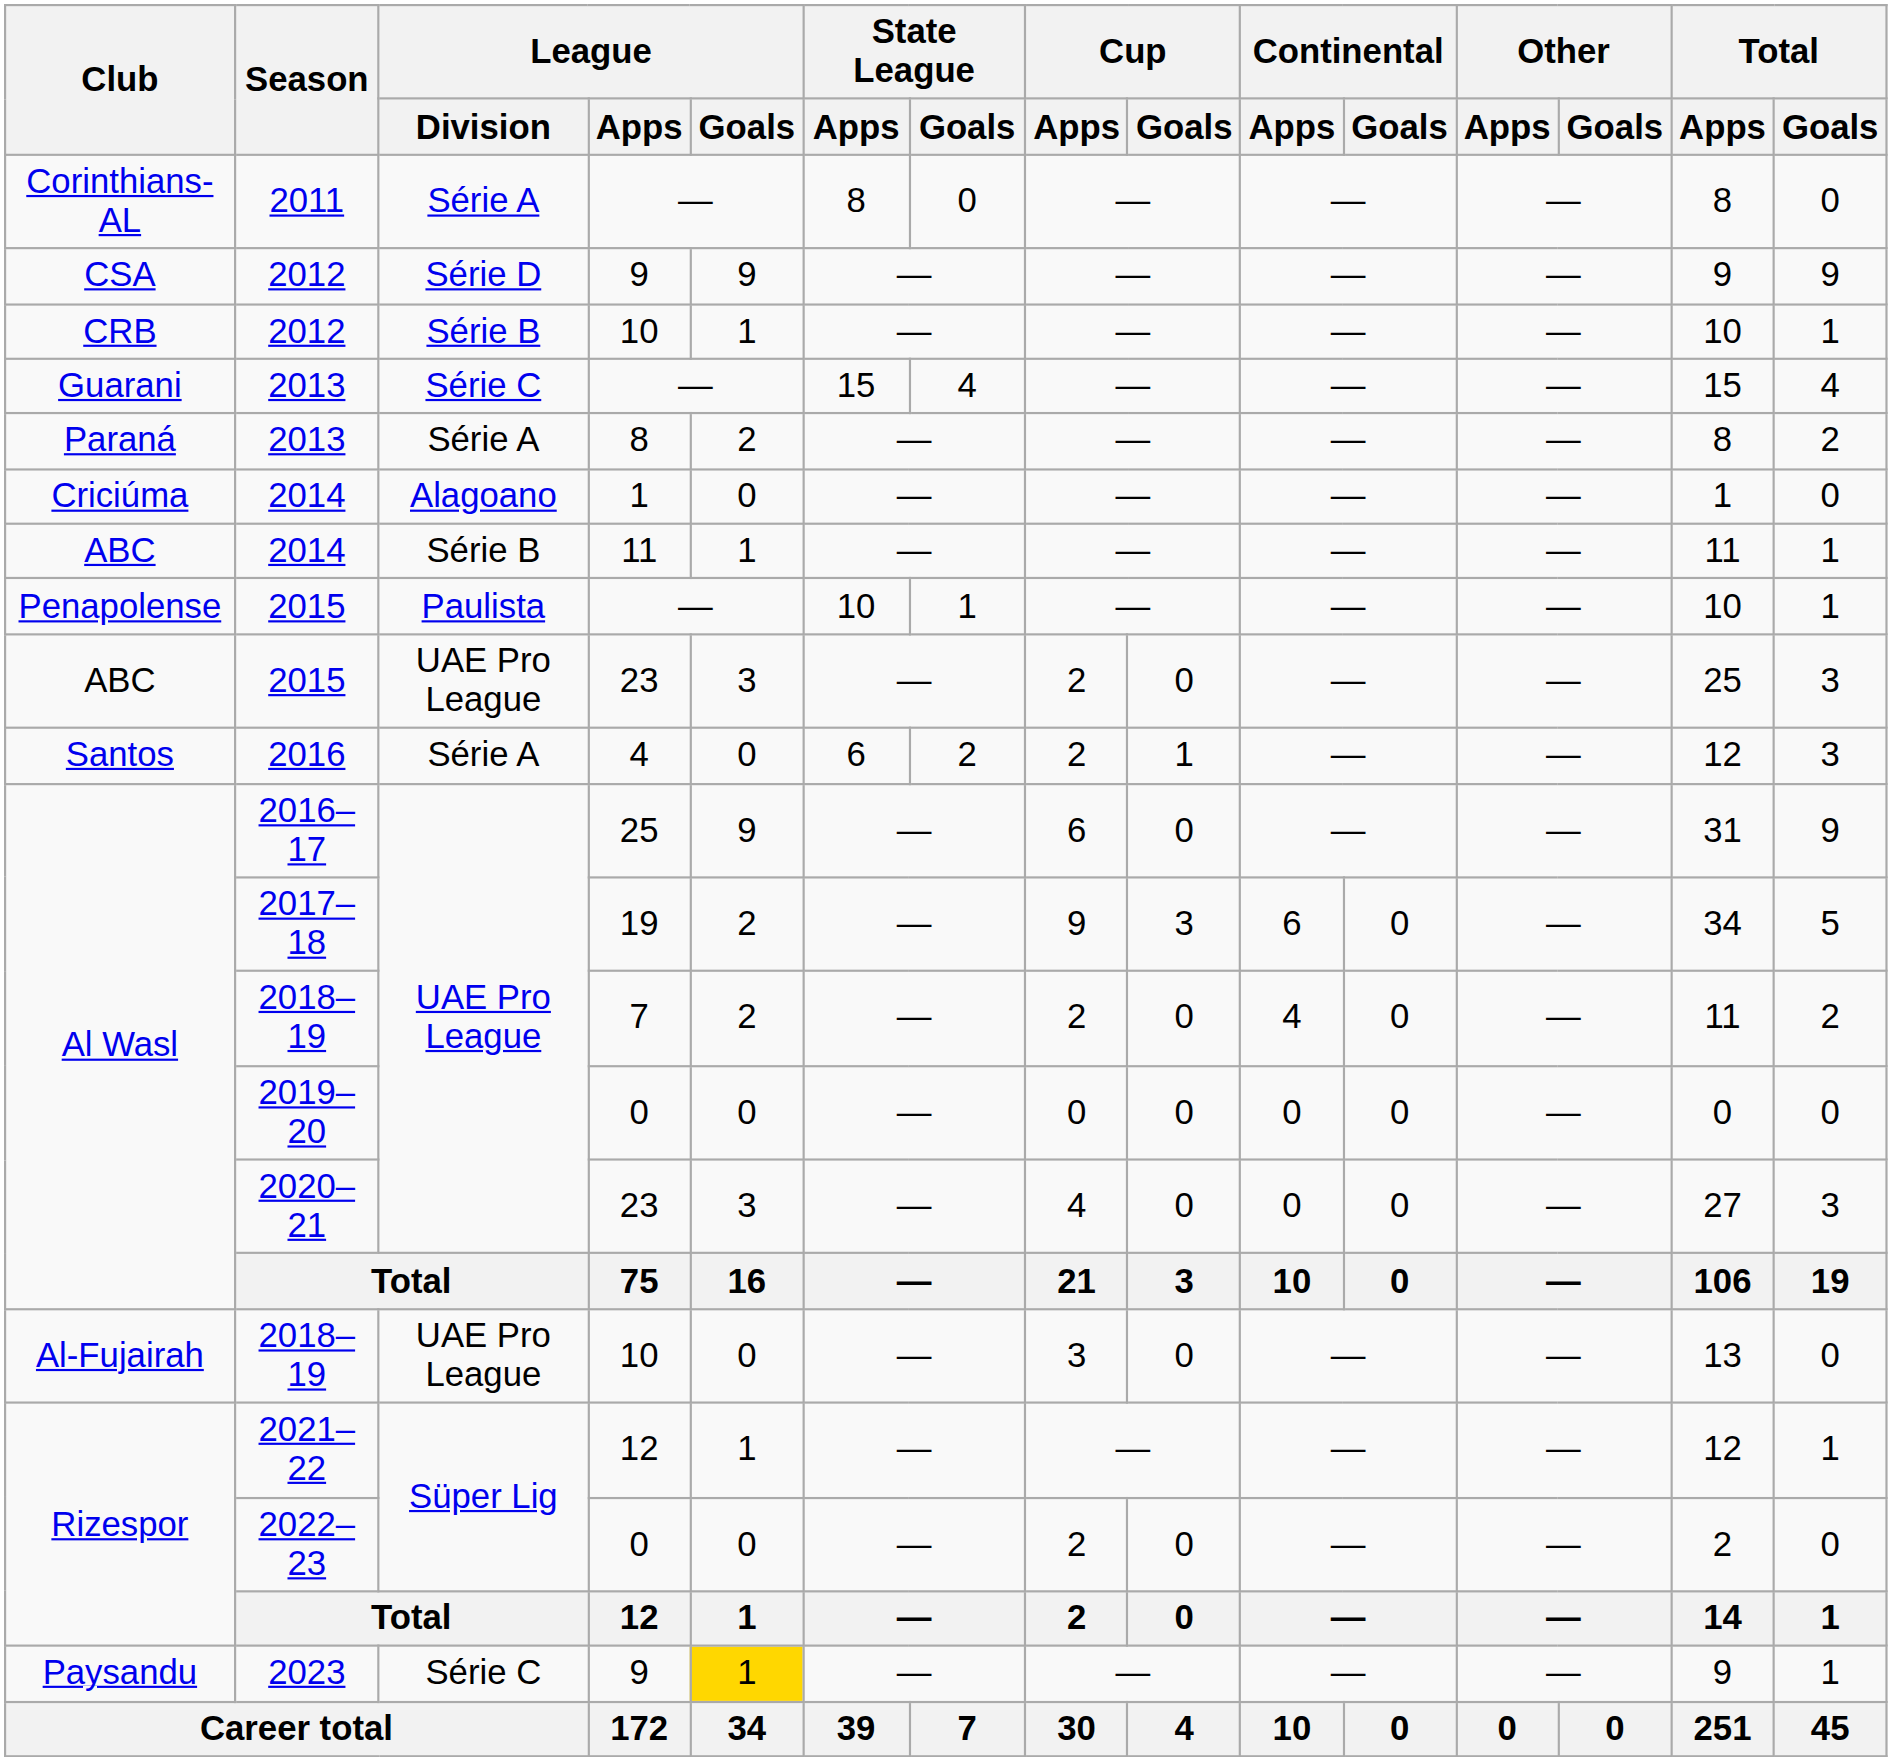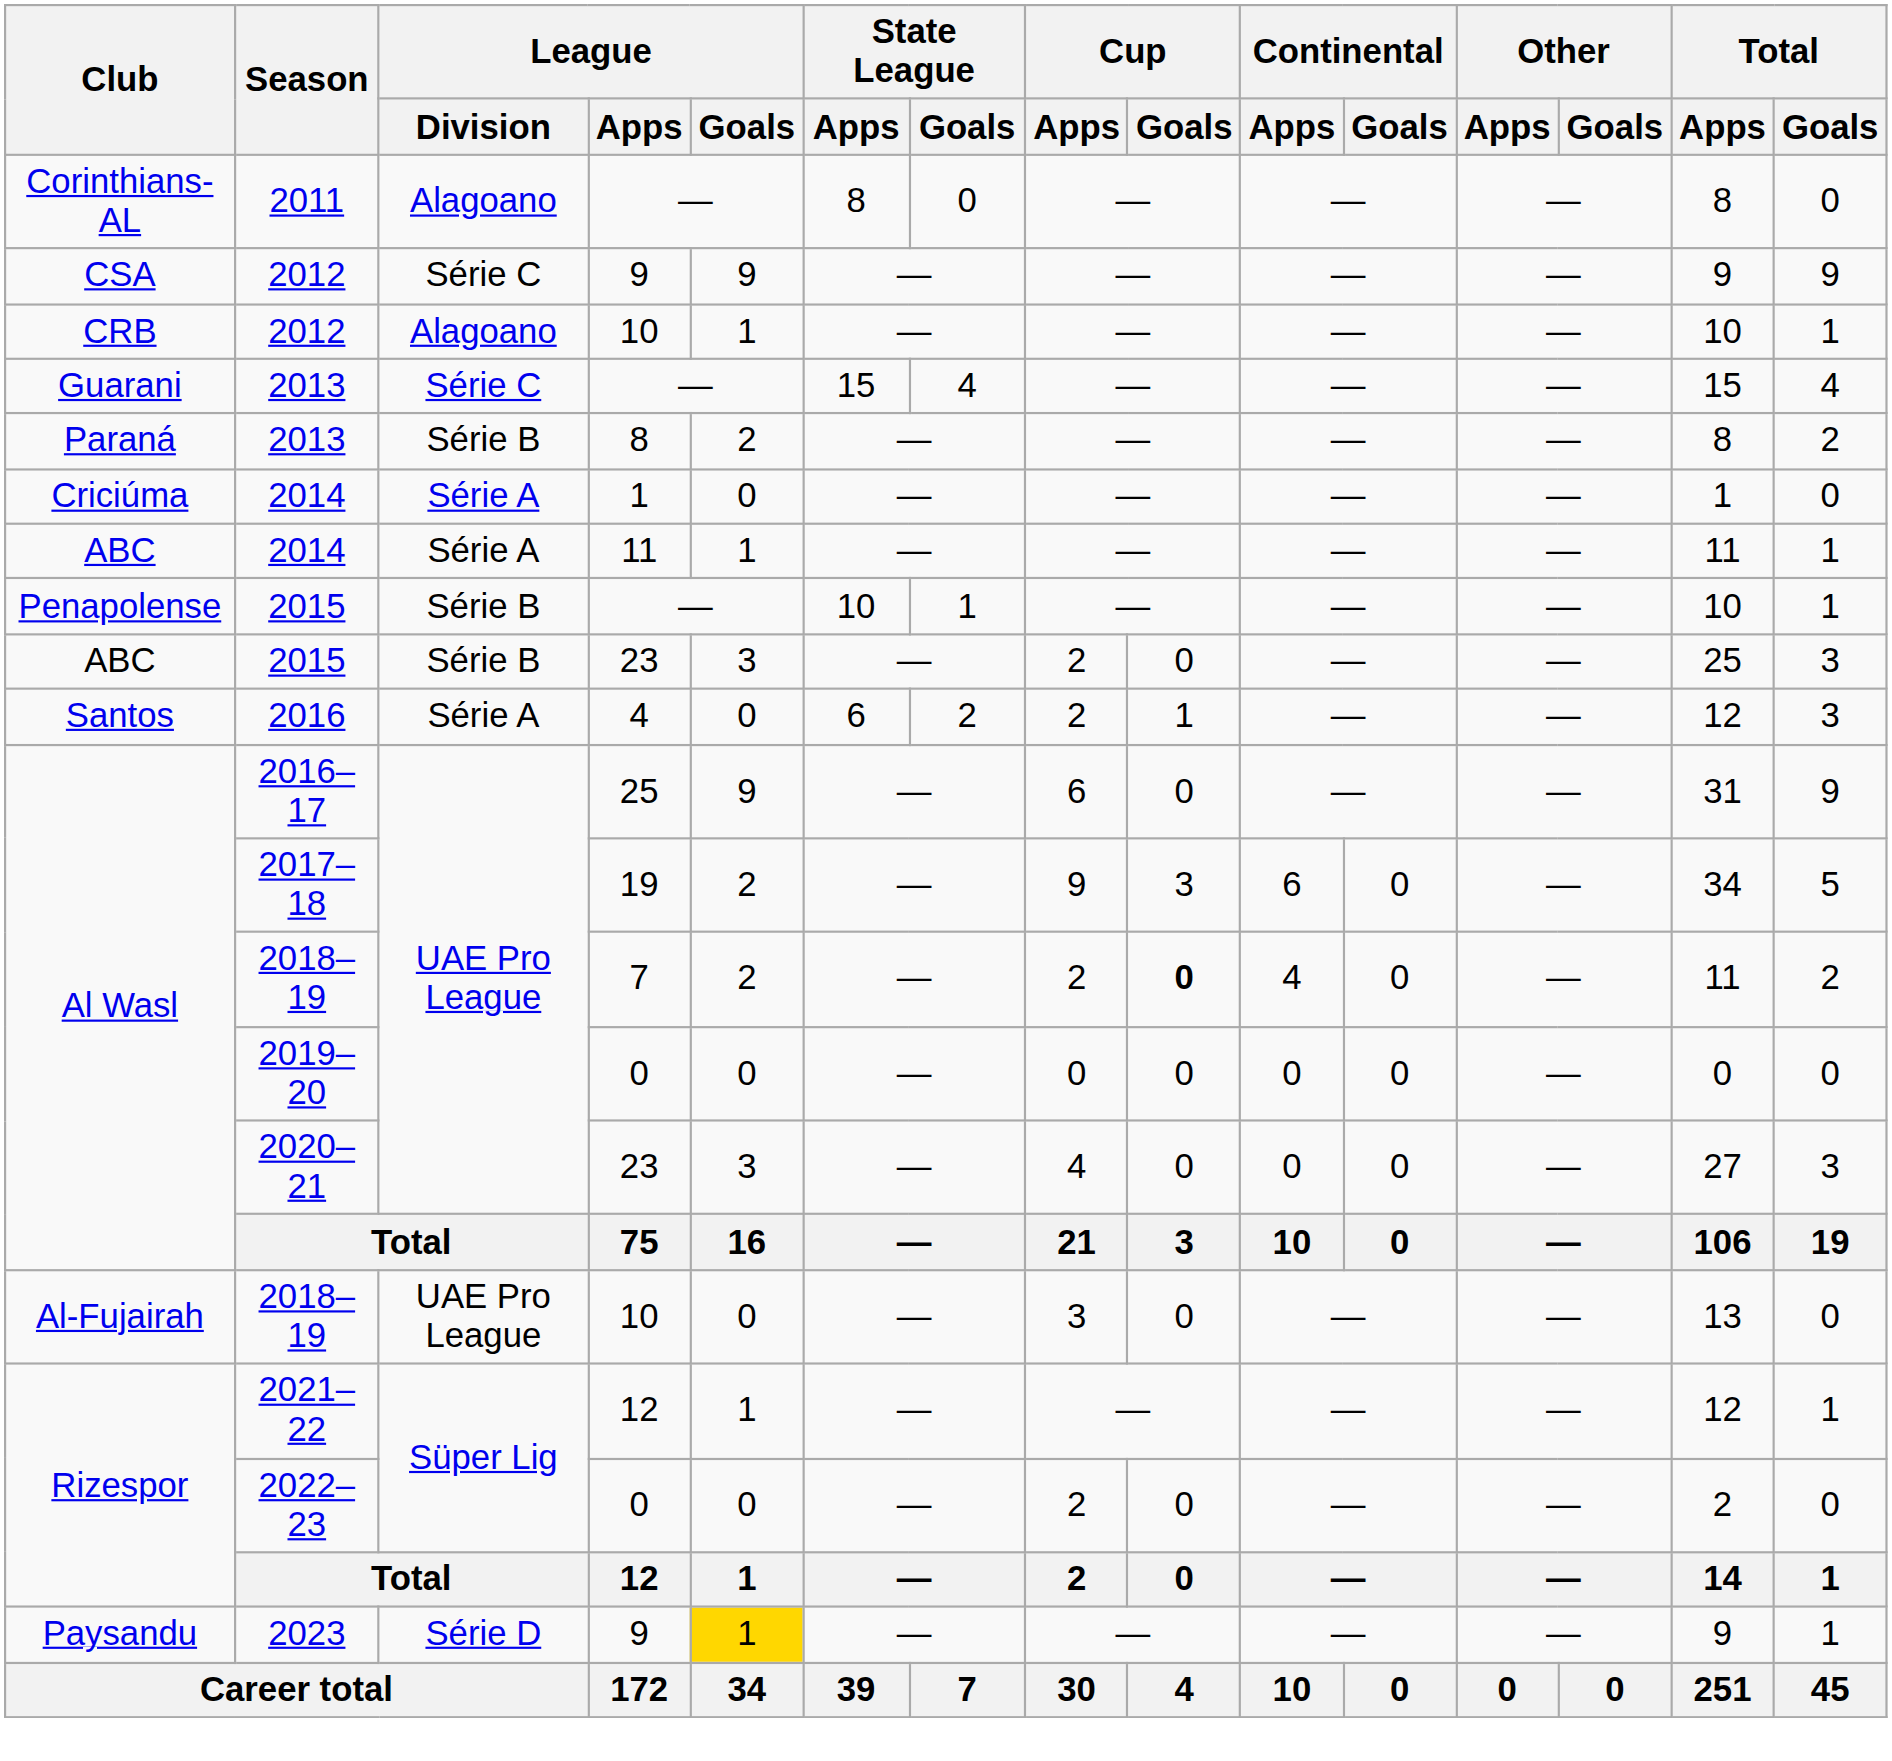(483, 200) Série A -> (483, 200) Alagoano
(483, 275) Série D -> (483, 275) Série C
(483, 330) Série B -> (483, 330) Alagoano
(483, 440) Série A -> (483, 440) Série B
(483, 495) Alagoano -> (483, 495) Série A
(483, 550) Série B -> (483, 550) Série A
(483, 605) Paulista -> (483, 605) Série B
(483, 680) UAE Pro League -> (483, 660) Série B
(1184, 1017) normal -> (1184, 978) bold
(483, 1673) Série C -> (483, 1634) Série D
